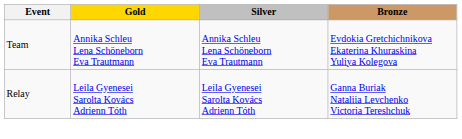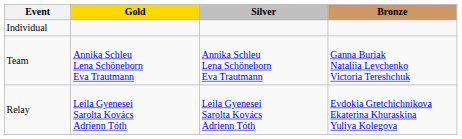+ row: (27, 28)
(381, 50) Evdokia Gretchichnikova Ekaterina Khuraskina Yuliya Kolegova -> (370, 66) Ganna Buriak Nataliia Levchenko Victoria Tereshchuk
(370, 99) Ganna Buriak Nataliia Levchenko Victoria Tereshchuk -> (381, 115) Evdokia Gretchichnikova Ekaterina Khuraskina Yuliya Kolegova
